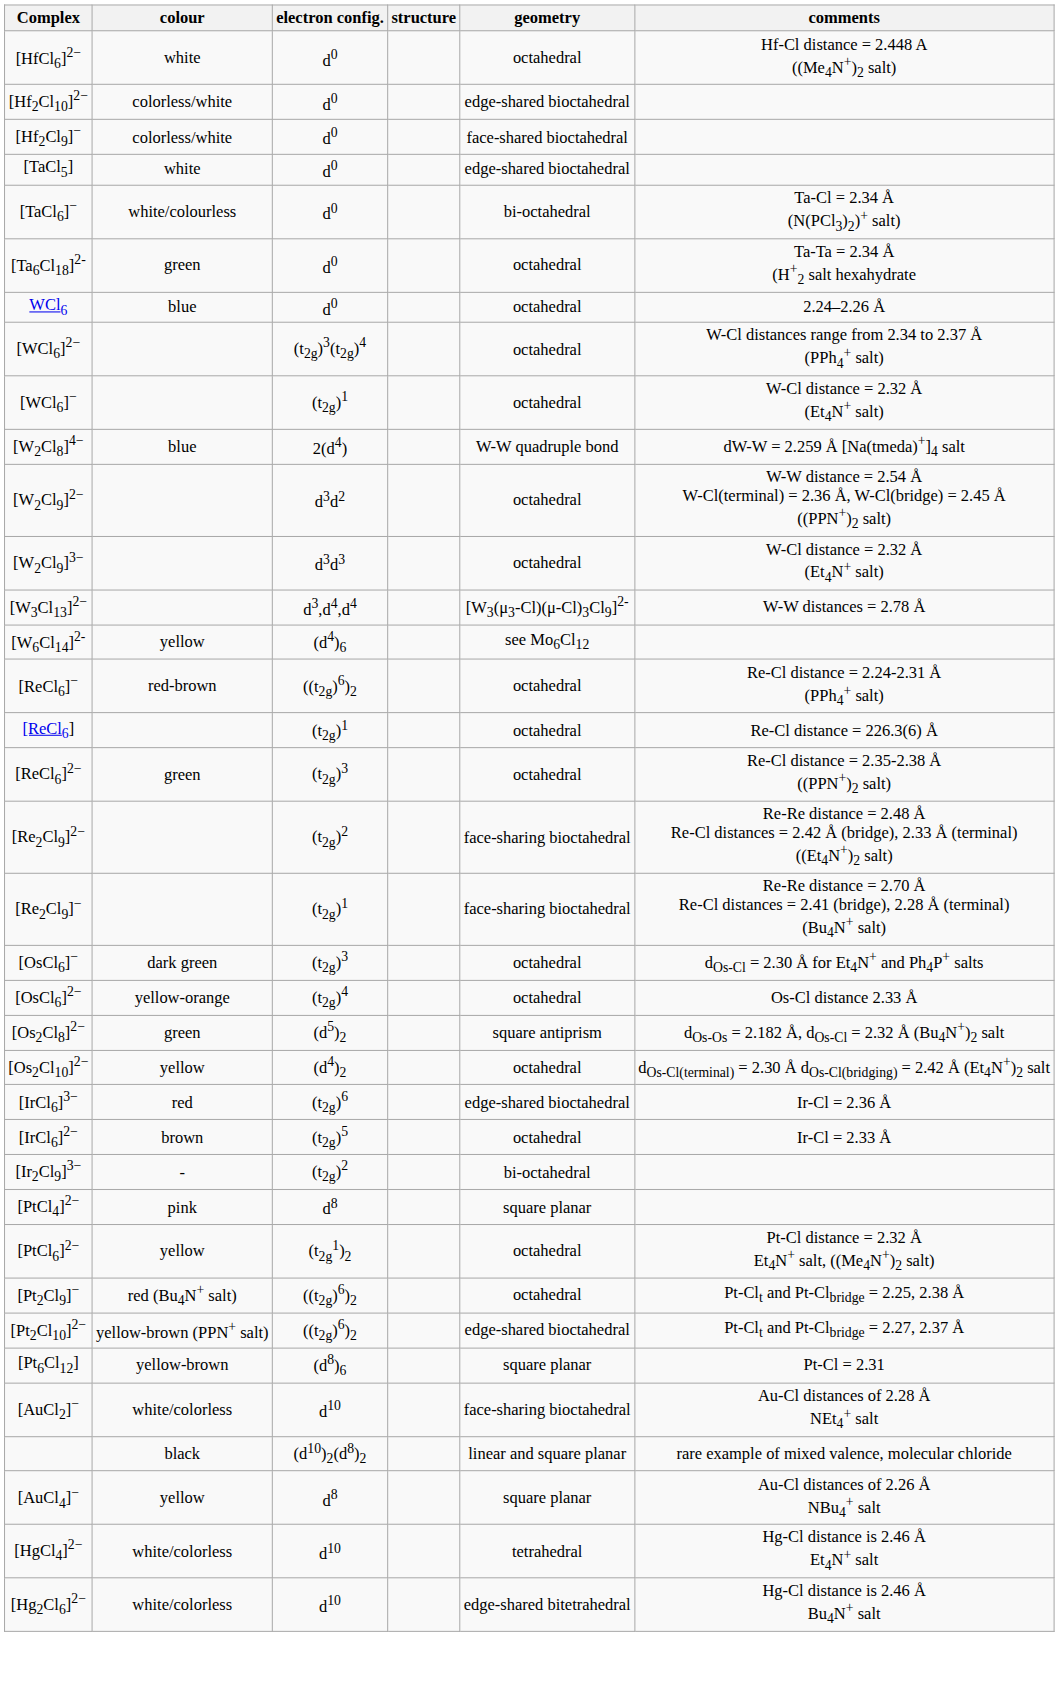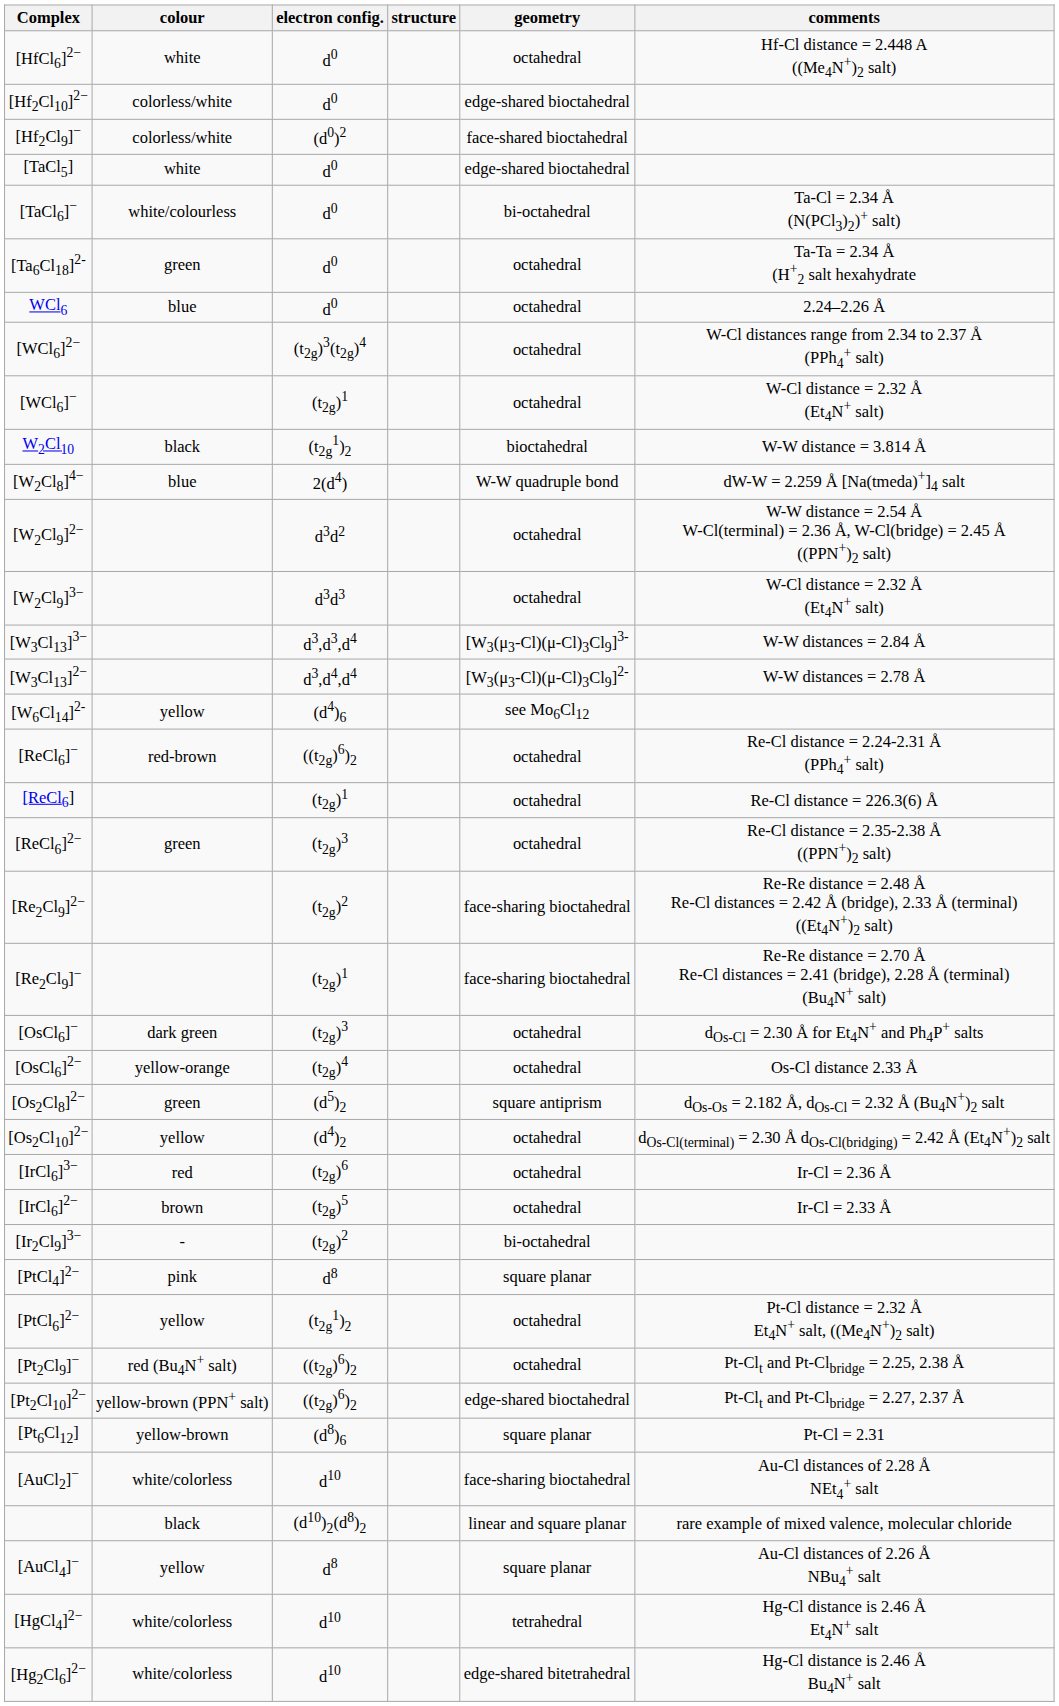(330, 136) d0 -> (330, 136) (d0)2
+ row: (48, 446)
+ row: (48, 642)
(547, 1102) edge-shared bioctahedral -> (547, 1172) octahedral
